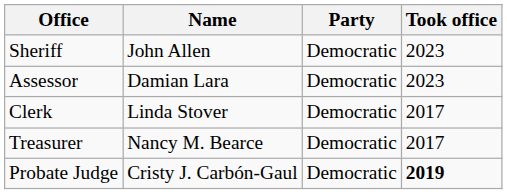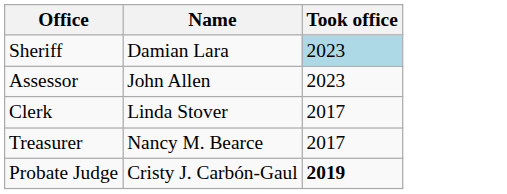- column: (352, 19)
(169, 50) John Allen -> (178, 50) Damian Lara
(425, 50) no background -> (326, 50) lightblue background
(178, 81) Damian Lara -> (169, 81) John Allen
